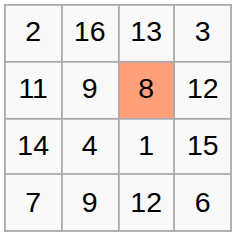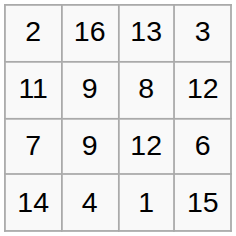(146, 89) lightsalmon background -> (146, 89) no background
rows swapped: (33, 202) <-> (33, 145)
